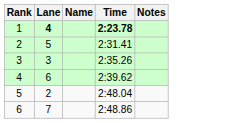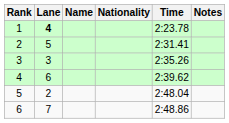+ column: (124, 12)
(115, 28) bold -> (172, 28) normal
